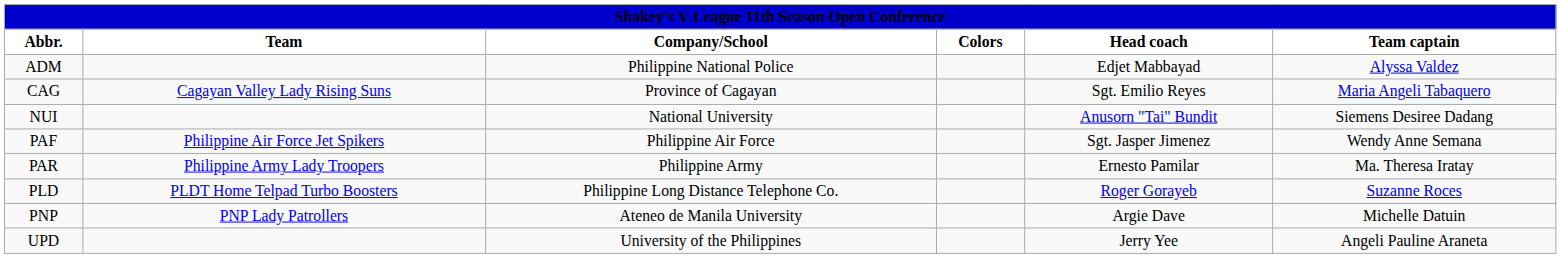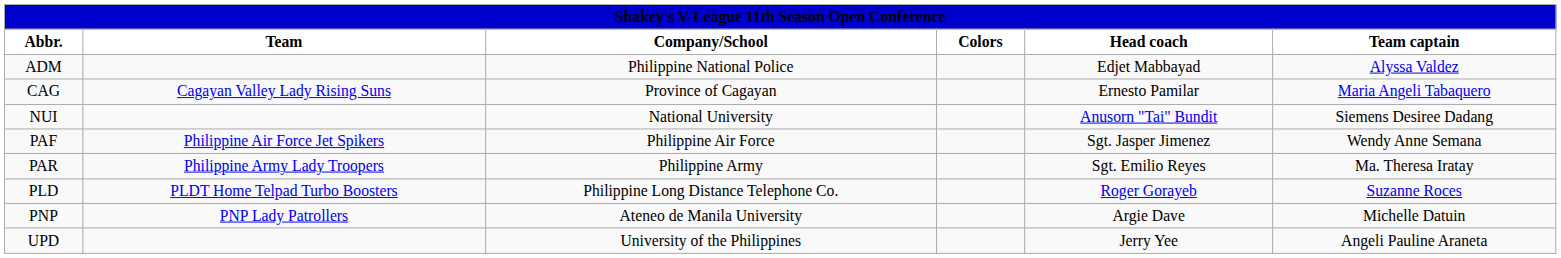(1149, 91) Sgt. Emilio Reyes -> (1149, 91) Ernesto Pamilar
(1149, 166) Ernesto Pamilar -> (1149, 166) Sgt. Emilio Reyes
